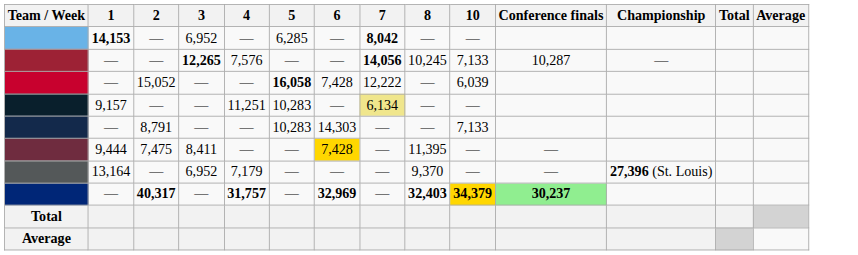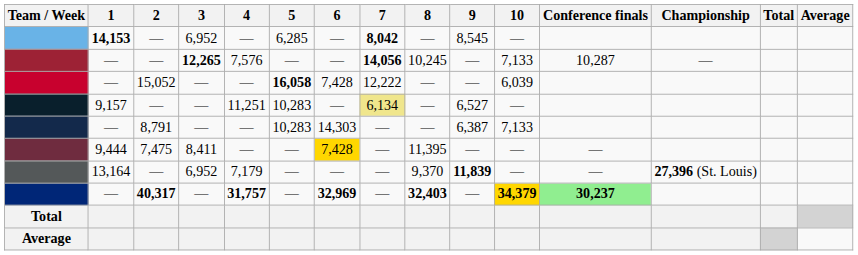+ column: (472, 15)
